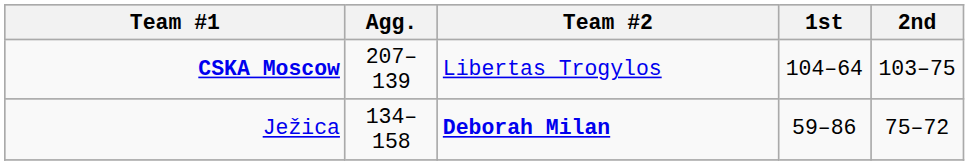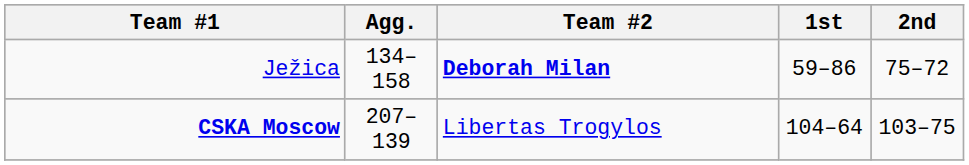rows swapped: (269, 70) <-> (301, 129)
